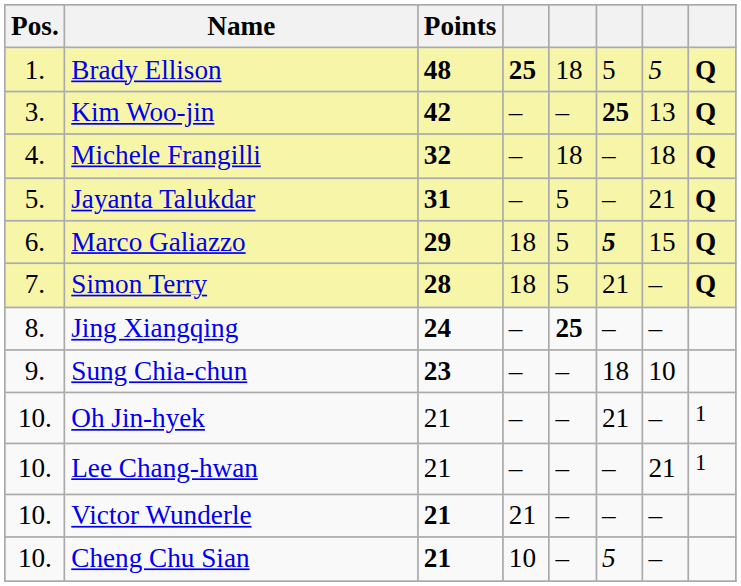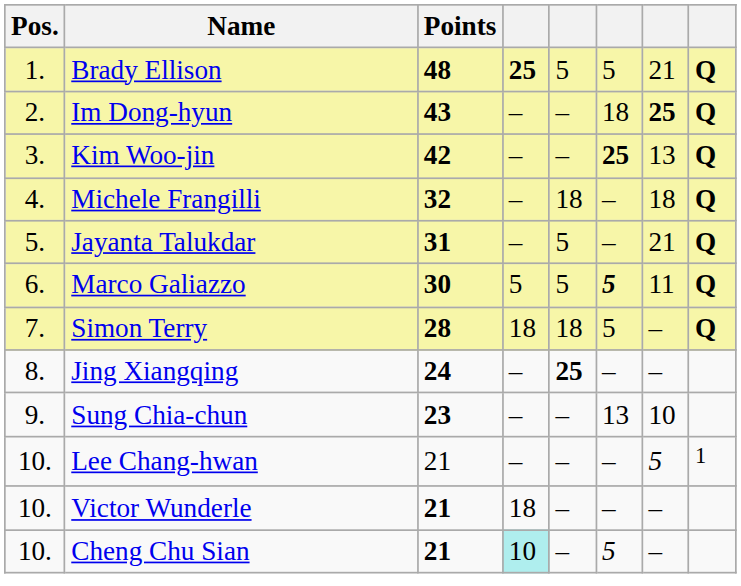(569, 69) 18 -> (562, 69) 5
(655, 69) 5 -> (662, 69) 21
+ row: (152, 112)
(437, 241) 29 -> (437, 284) 30
(522, 241) 18 -> (516, 284) 5
(662, 241) 15 -> (662, 284) 11
(562, 284) 5 -> (569, 328) 18
(616, 284) 21 -> (609, 328) 5
(616, 371) 18 -> (616, 414) 13
- row: (138, 417)
(662, 468) 21 -> (655, 461) 5
(522, 515) 21 -> (522, 507) 18
(522, 558) no background -> (522, 551) paleturquoise background
